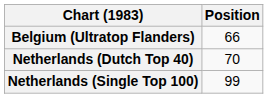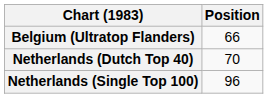(232, 81) 99 -> (232, 81) 96
